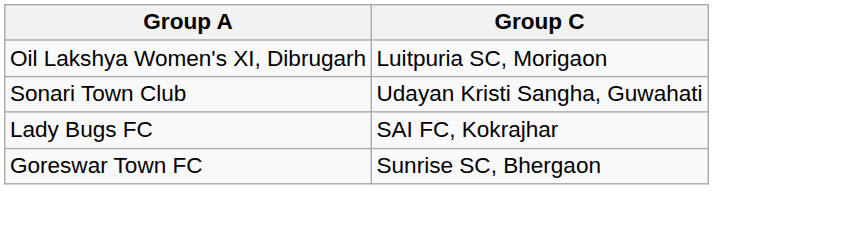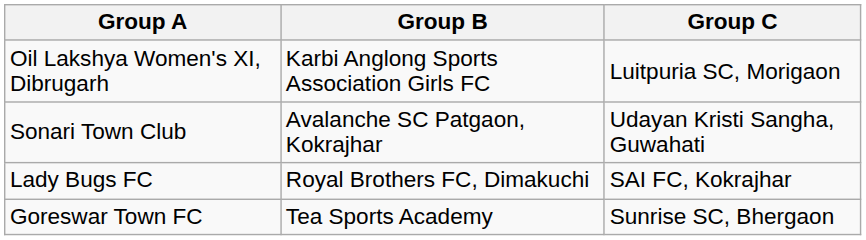+ column: (443, 22)
